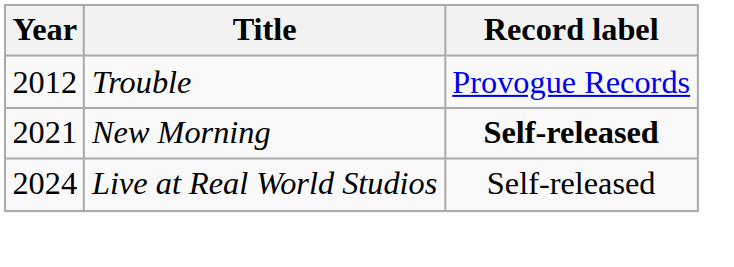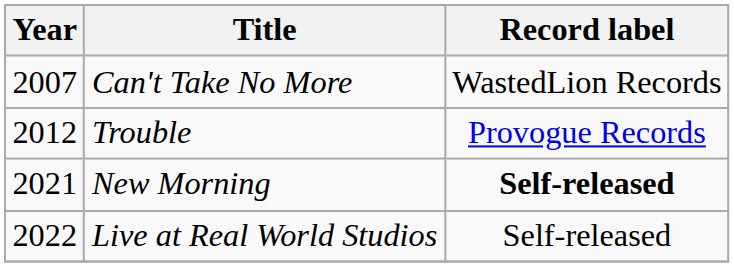+ row: (222, 81)
(45, 183) 2024 -> (45, 235) 2022
